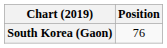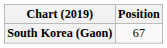(139, 33) 76 -> (139, 33) 67
